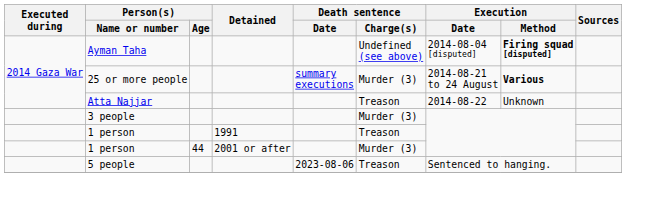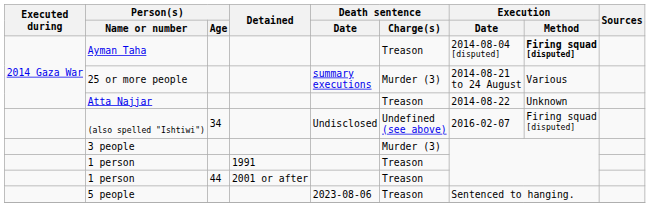(391, 51) Undefined (see above) -> (403, 51) Treason
(523, 79) bold -> (547, 79) normal
+ row: (146, 130)
(388, 149) Murder (3) -> (403, 178) Treason
